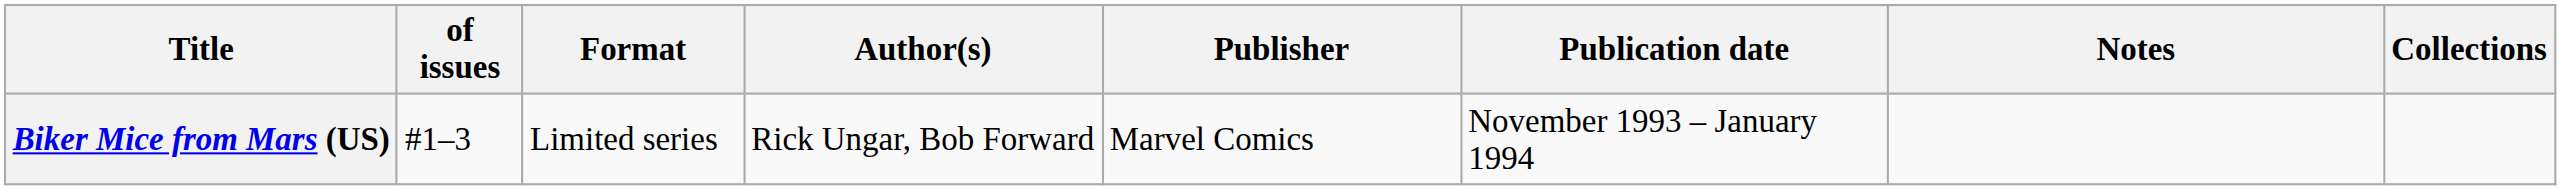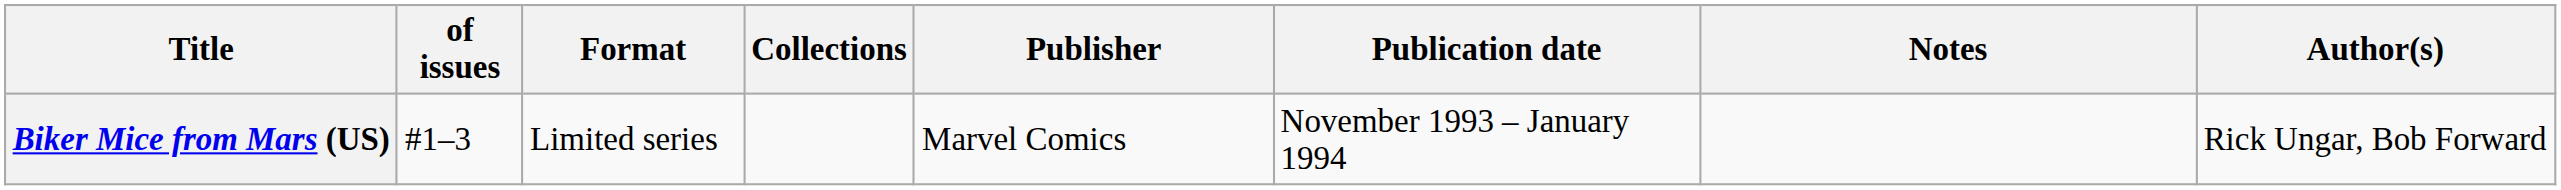columns swapped: (923, 49) <-> (2469, 49)
